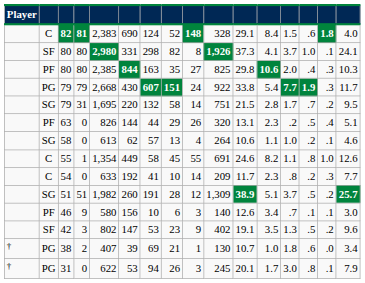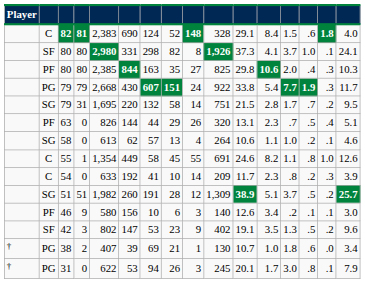(293, 123) .2 -> (293, 123) .7
(351, 176) 7.7 -> (351, 176) 3.9
(293, 212) .7 -> (293, 212) .2
